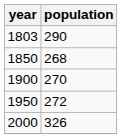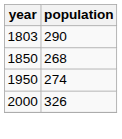- row: (23, 79)
(55, 101) 272 -> (55, 79) 274
